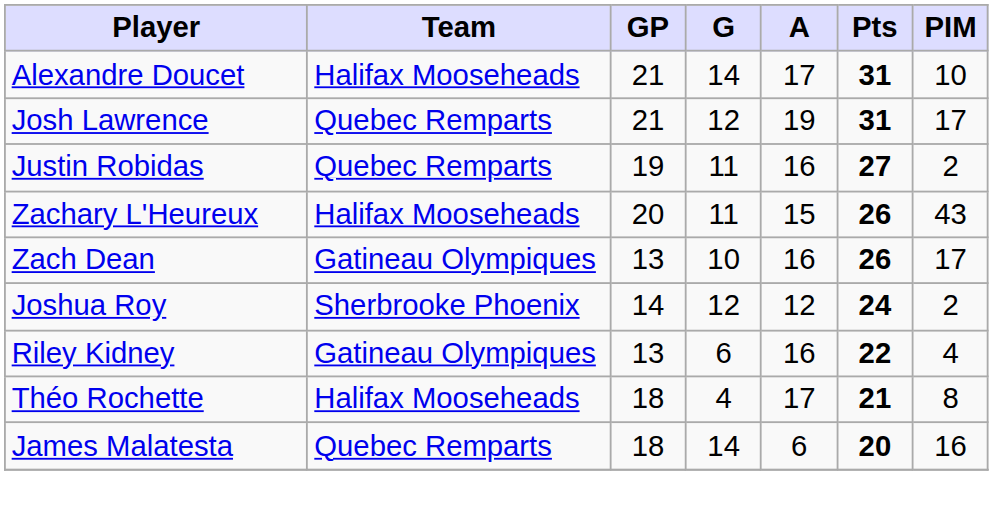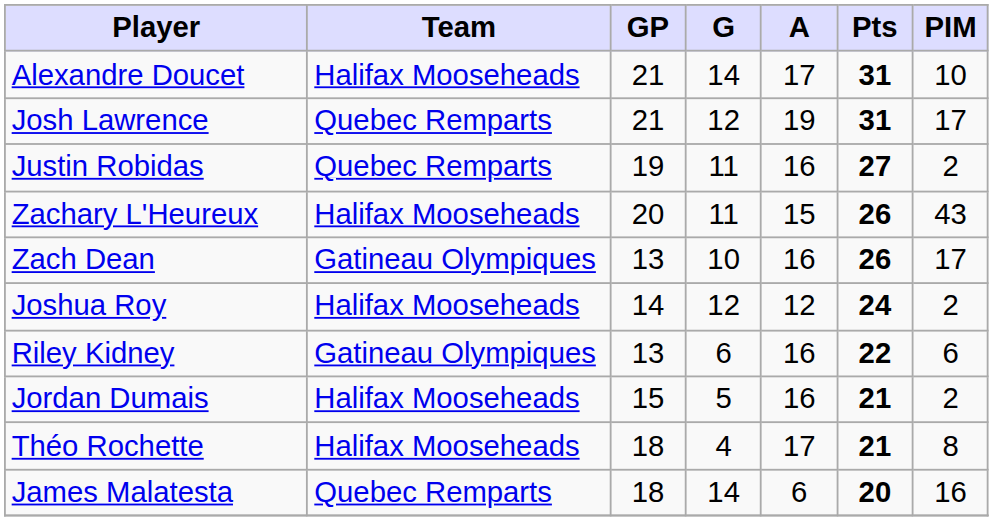(447, 306) Sherbrooke Phoenix -> (447, 306) Halifax Mooseheads
(951, 352) 4 -> (951, 352) 6
+ row: (110, 399)
